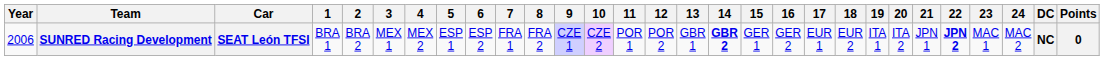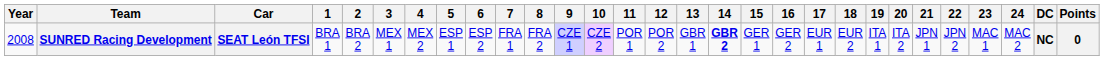(21, 39) 2006 -> (21, 39) 2008
(955, 39) bold -> (955, 39) normal
